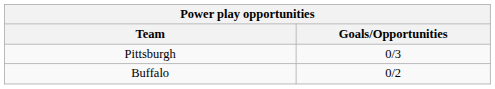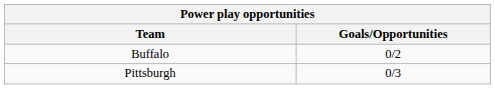rows swapped: (150, 53) <-> (150, 73)
